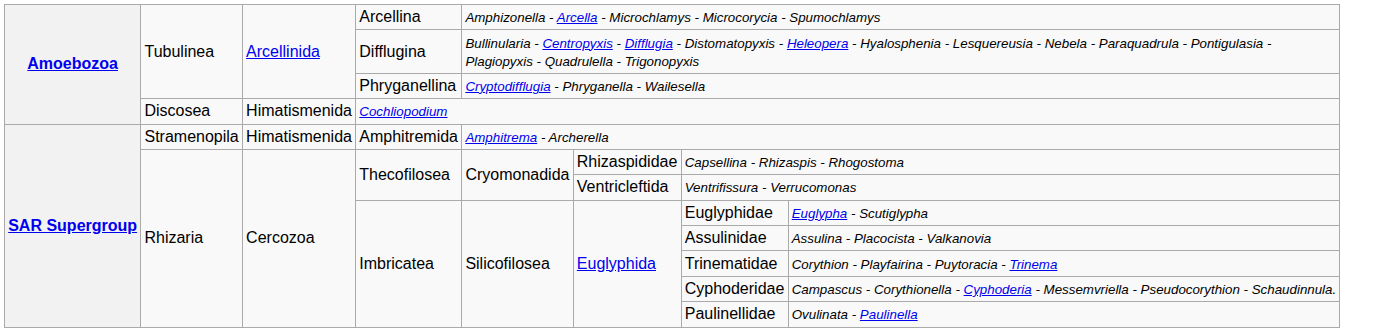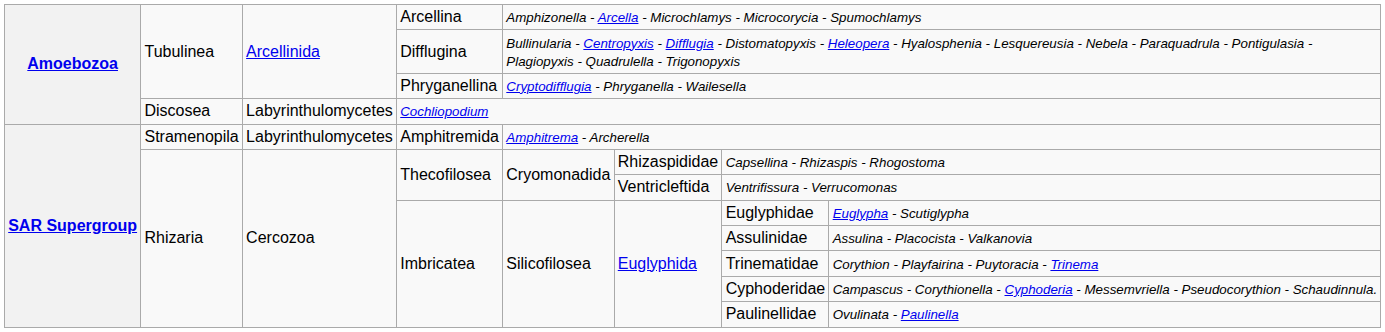(299, 111) Himatismenida -> (319, 111) Labyrinthulomycetes
(299, 136) Himatismenida -> (319, 136) Labyrinthulomycetes
